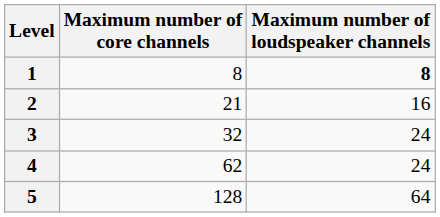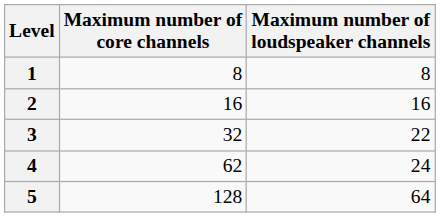(426, 72) bold -> (426, 72) normal
(232, 103) 21 -> (232, 103) 16
(421, 134) 24 -> (421, 134) 22
